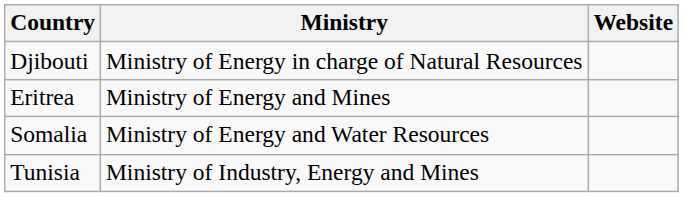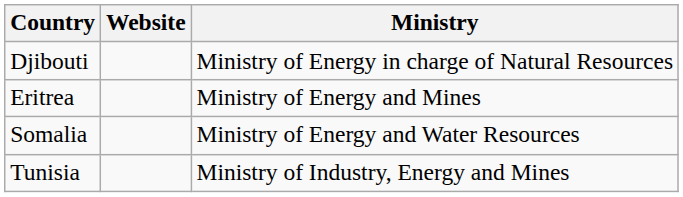columns swapped: (344, 23) <-> (633, 23)
